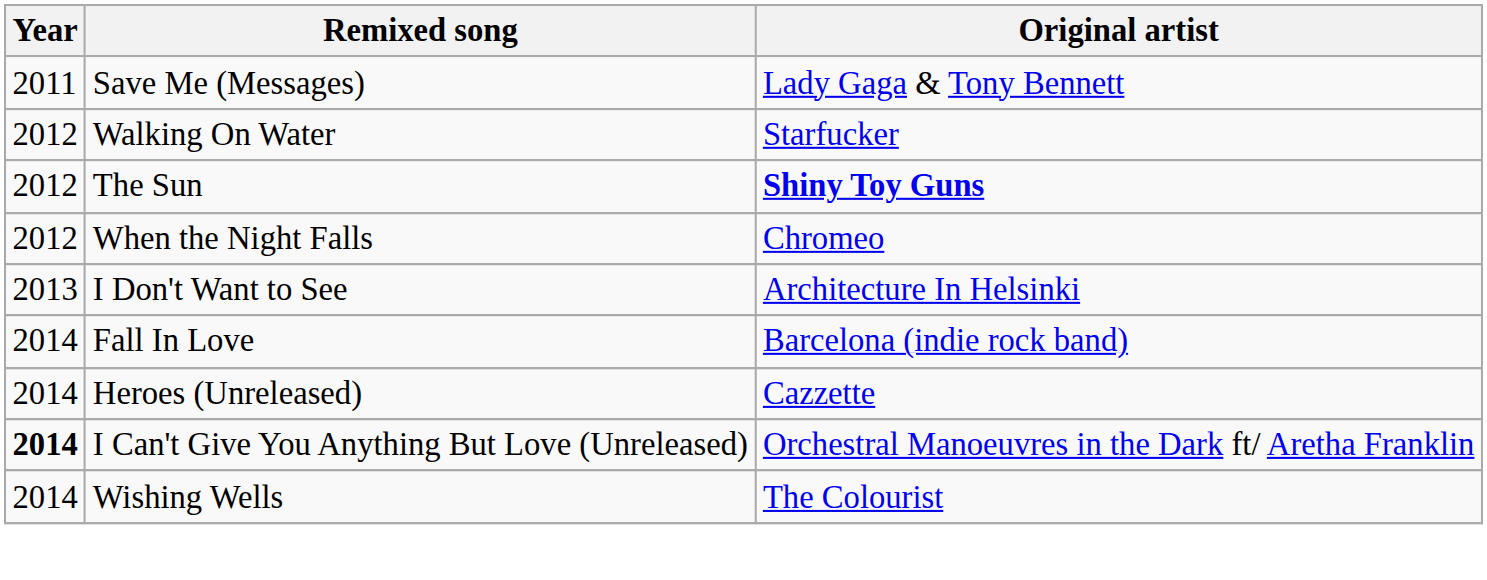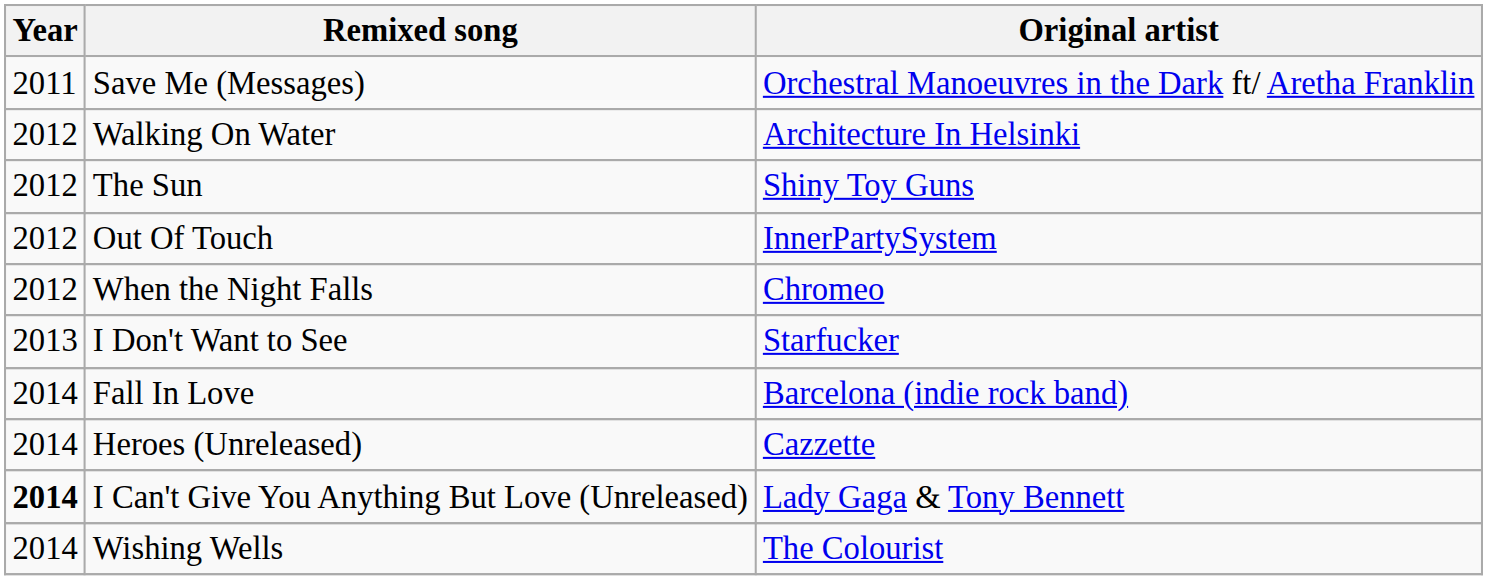(944, 82) Lady Gaga & Tony Bennett -> (1119, 82) Orchestral Manoeuvres in the Dark ft/ Aretha Franklin
(831, 133) Starfucker -> (921, 133) Architecture In Helsinki
(874, 185) bold -> (868, 185) normal
+ row: (183, 237)
(921, 289) Architecture In Helsinki -> (831, 340) Starfucker
(1119, 444) Orchestral Manoeuvres in the Dark ft/ Aretha Franklin -> (944, 496) Lady Gaga & Tony Bennett
